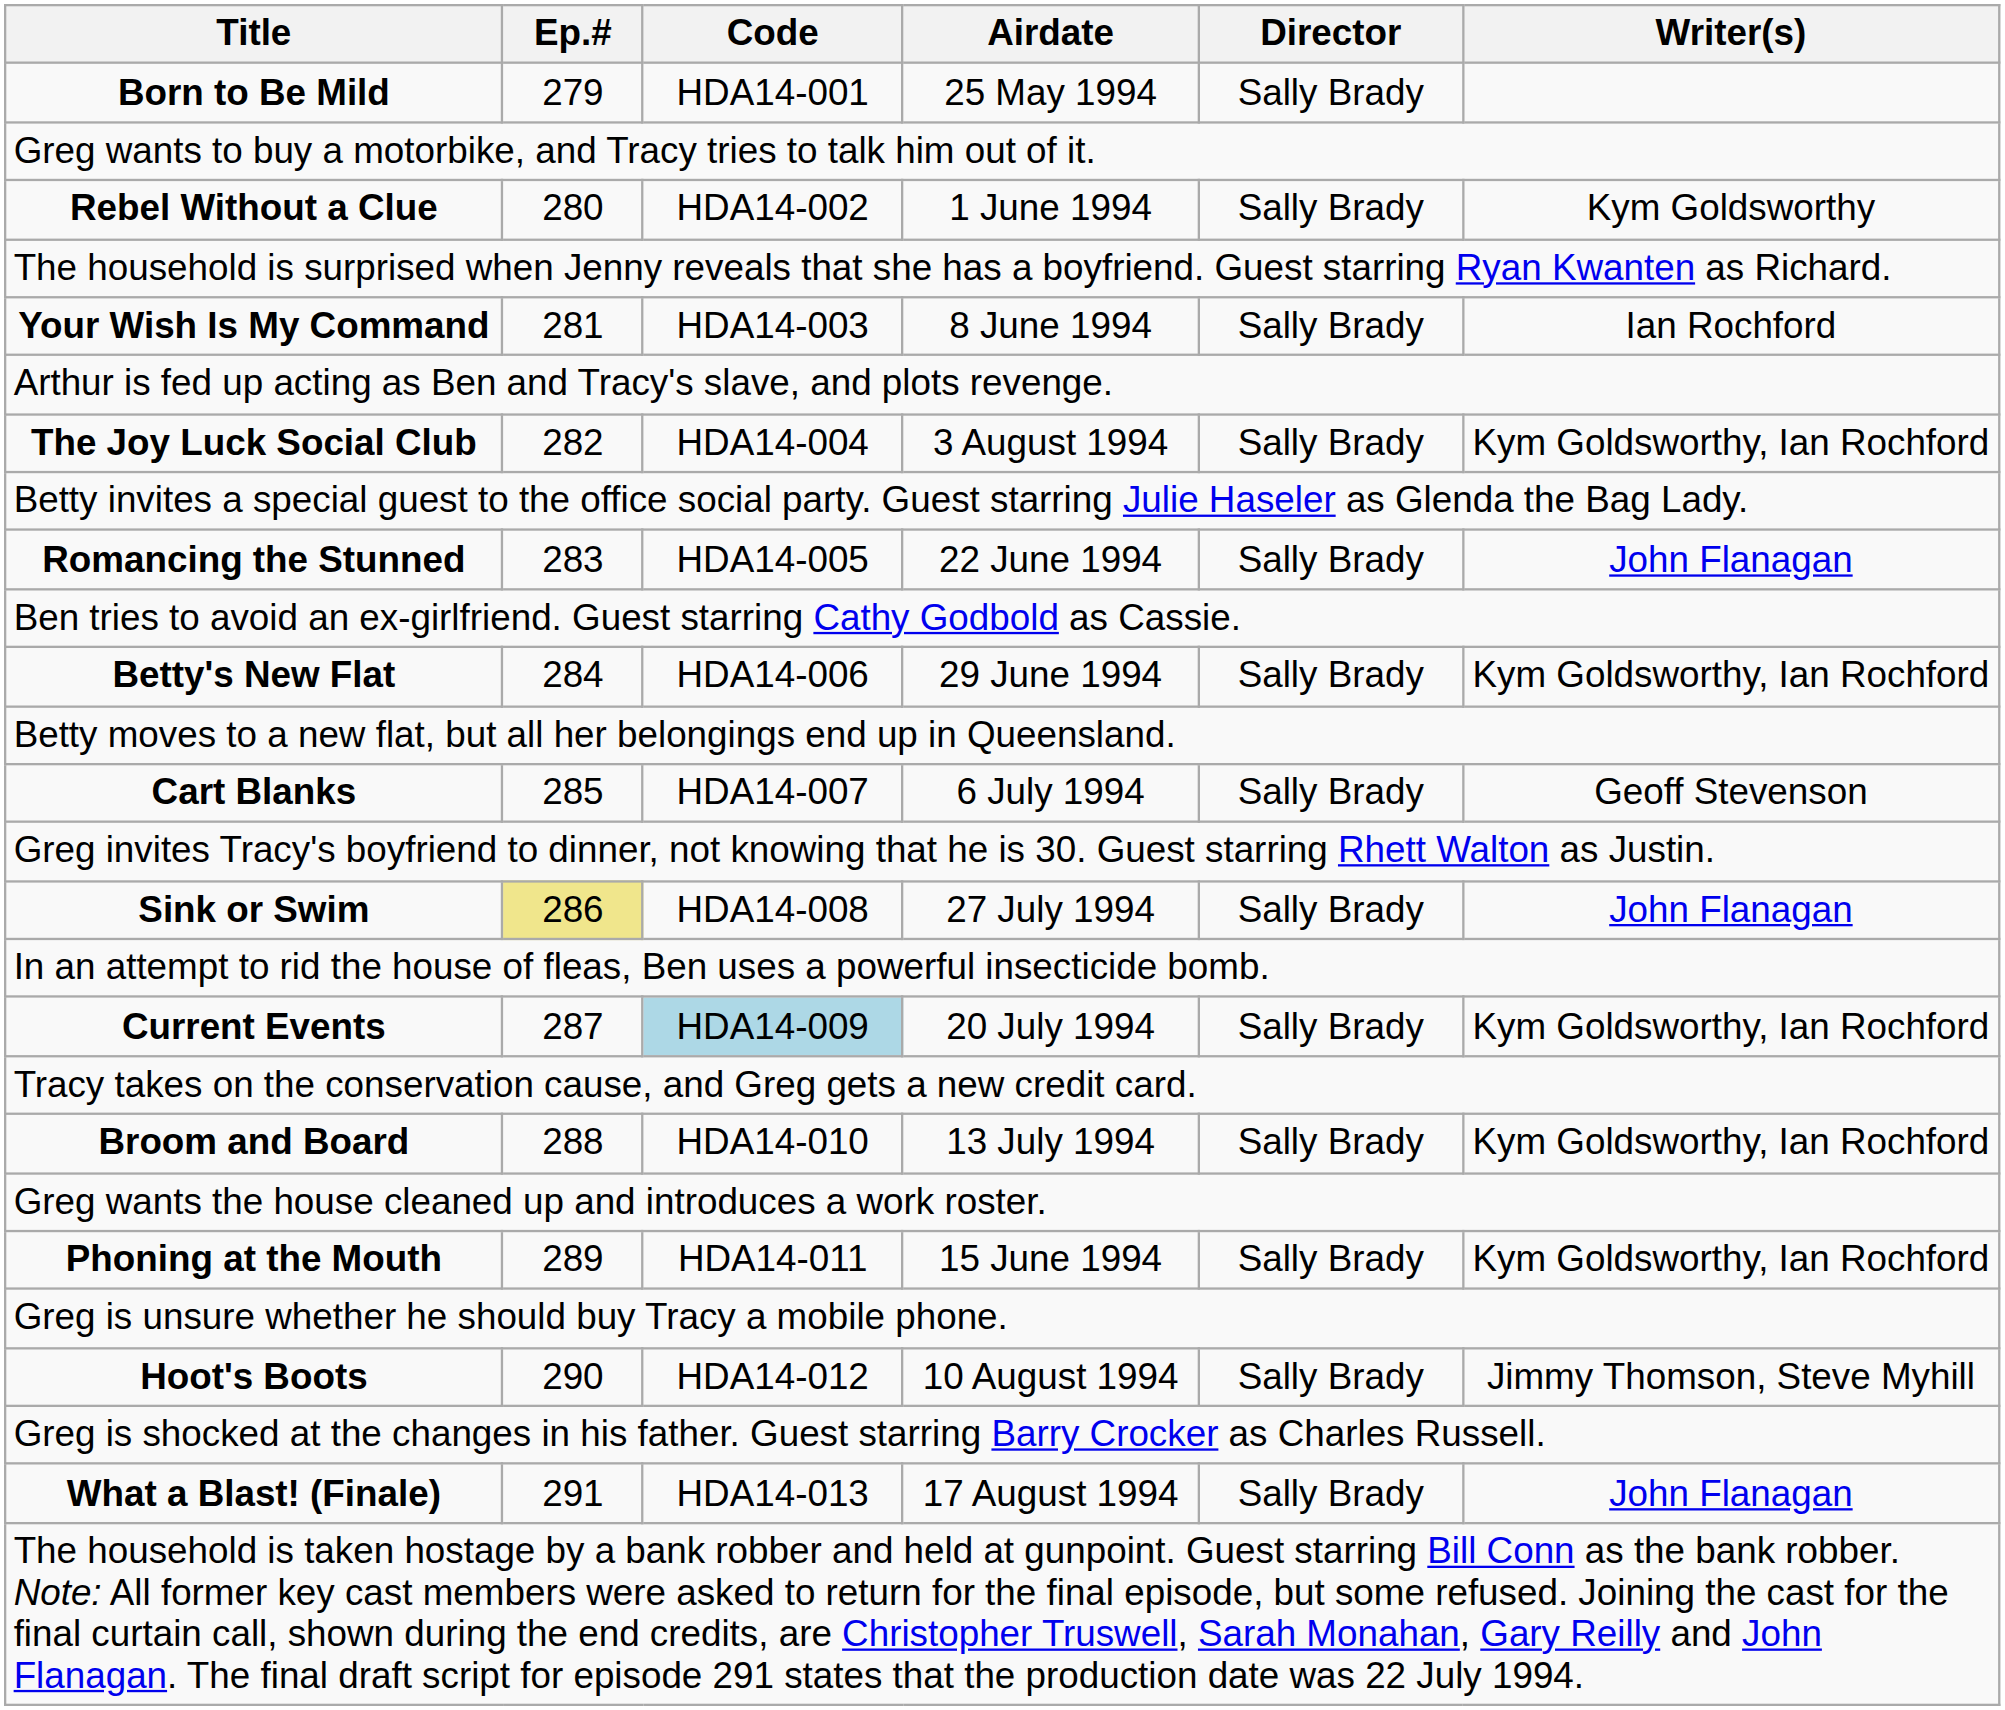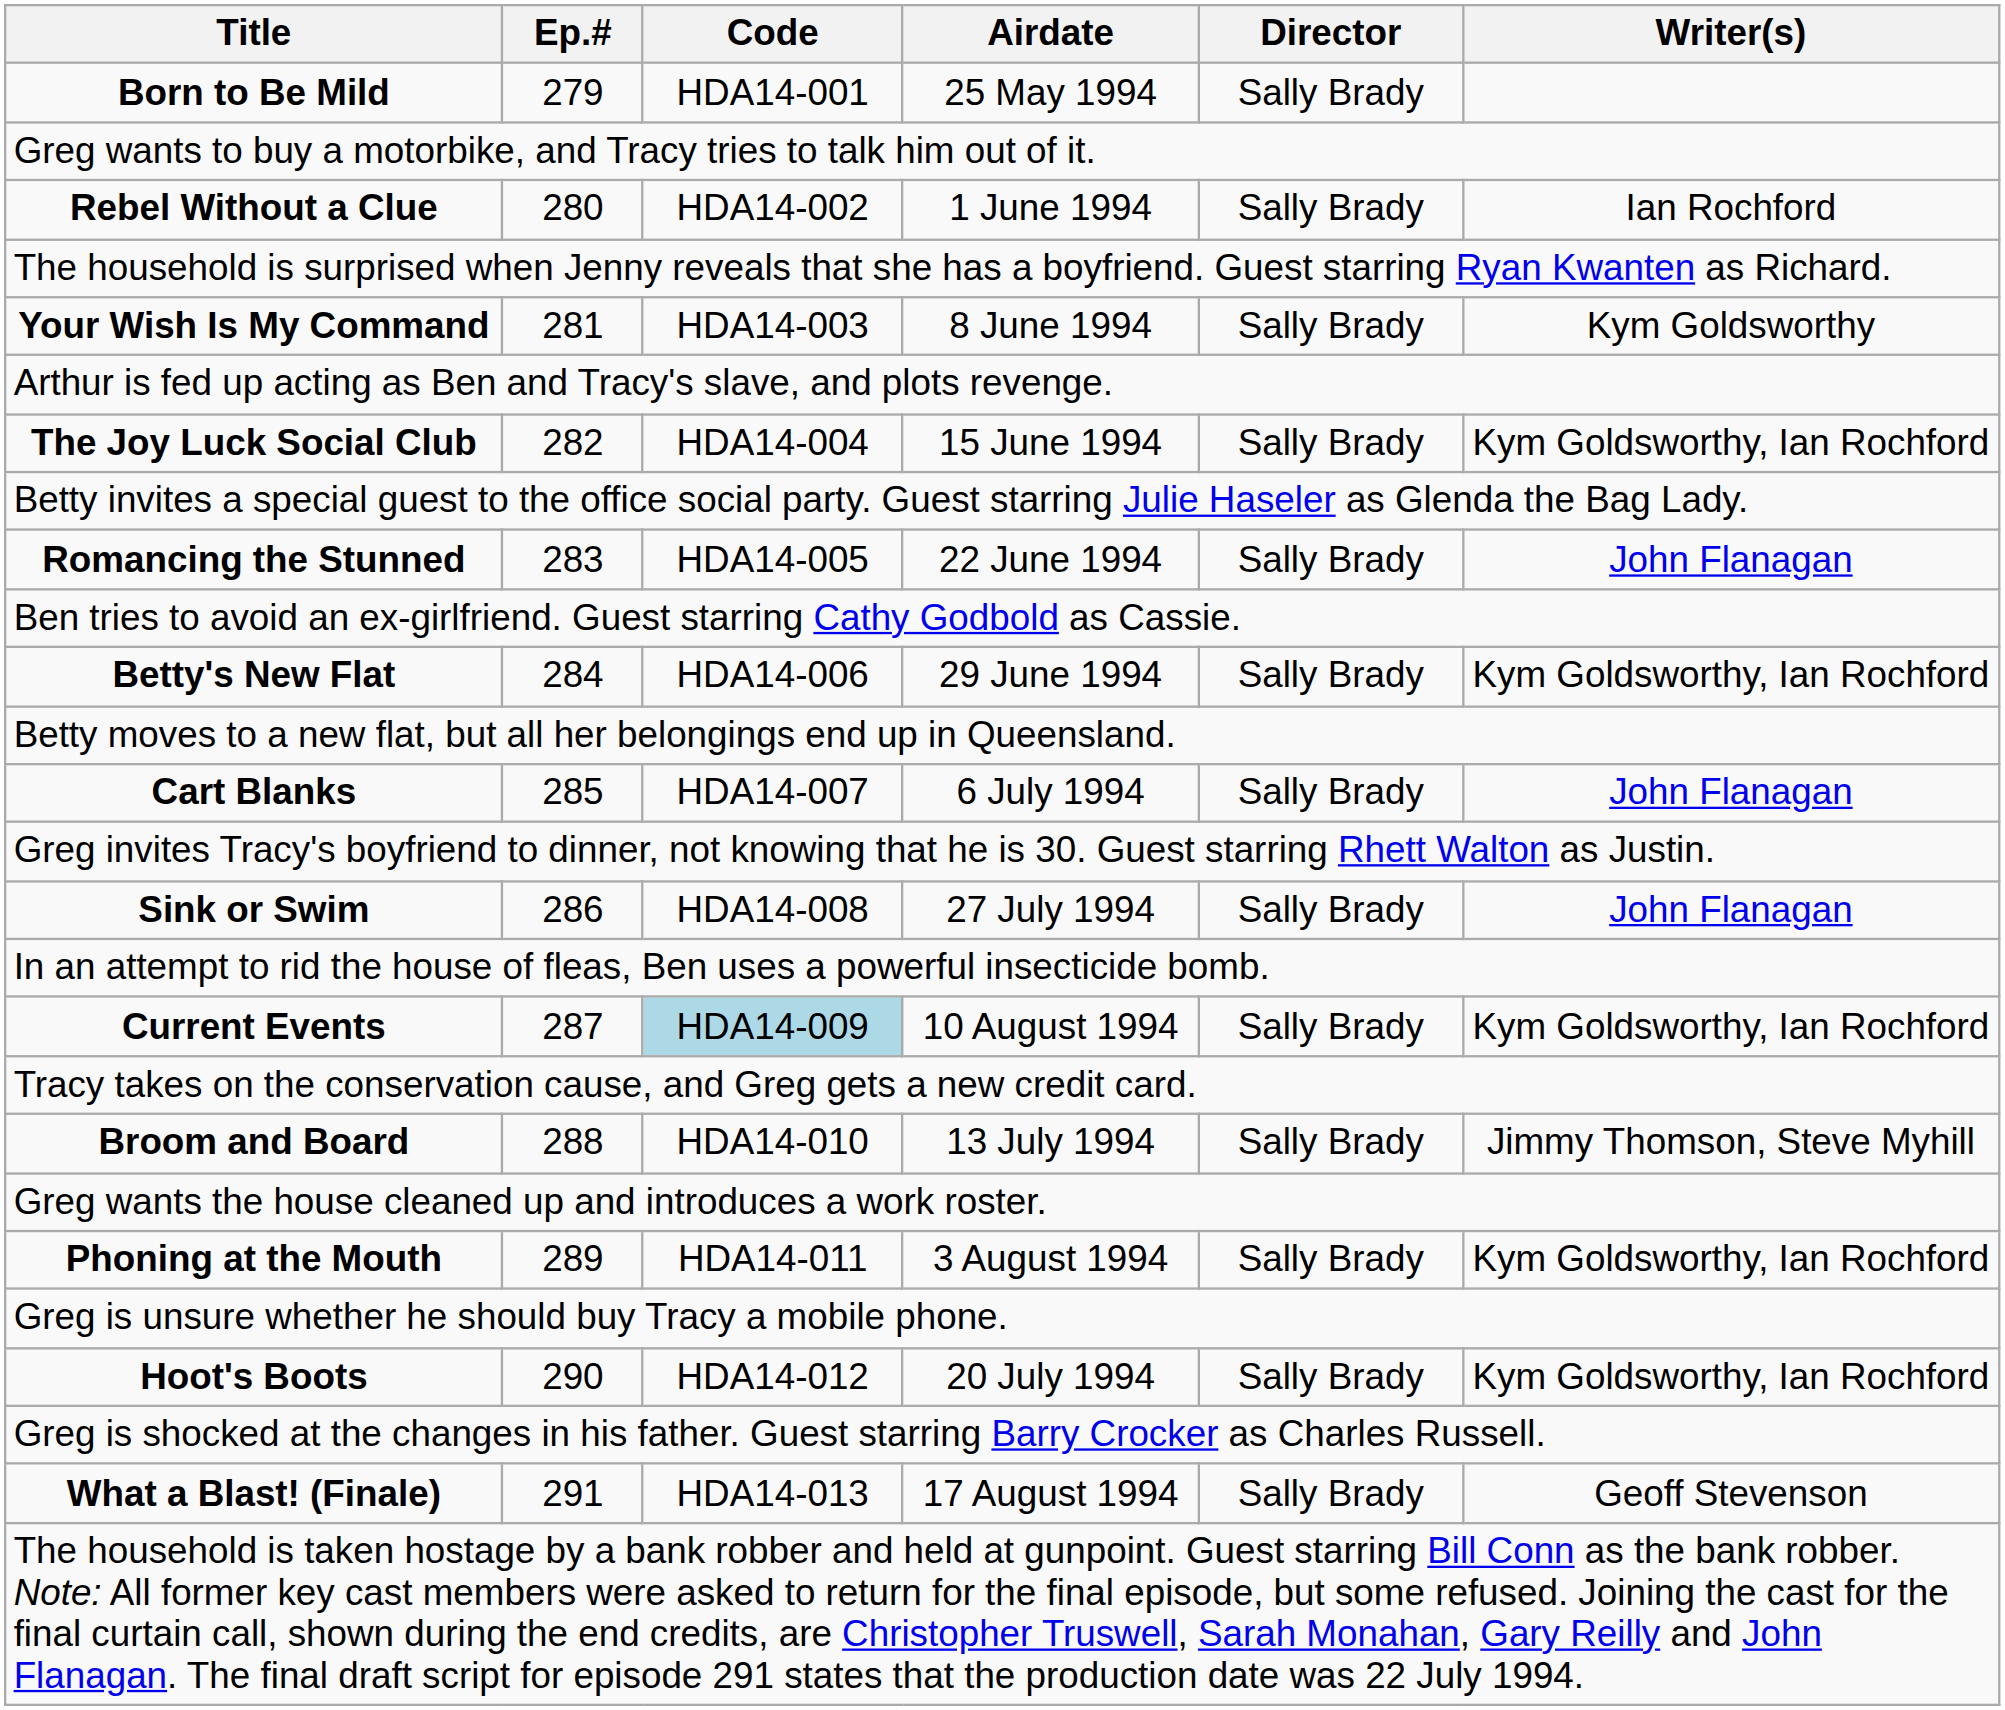(1731, 208) Kym Goldsworthy -> (1731, 208) Ian Rochford
(1731, 325) Ian Rochford -> (1731, 325) Kym Goldsworthy
(1051, 442) 3 August 1994 -> (1051, 442) 15 June 1994
(1731, 792) Geoff Stevenson -> (1731, 792) John Flanagan
(573, 909) khaki background -> (573, 909) no background
(1051, 1025) 20 July 1994 -> (1051, 1025) 10 August 1994
(1731, 1142) Kym Goldsworthy, Ian Rochford -> (1731, 1142) Jimmy Thomson, Steve Myhill
(1051, 1259) 15 June 1994 -> (1051, 1259) 3 August 1994
(1051, 1376) 10 August 1994 -> (1051, 1376) 20 July 1994
(1731, 1376) Jimmy Thomson, Steve Myhill -> (1731, 1376) Kym Goldsworthy, Ian Rochford
(1731, 1492) John Flanagan -> (1731, 1492) Geoff Stevenson
